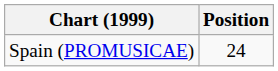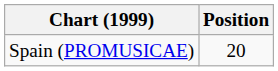(236, 50) 24 -> (236, 50) 20
